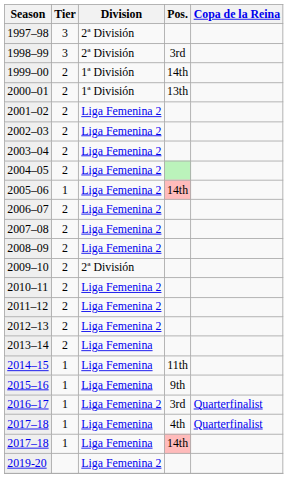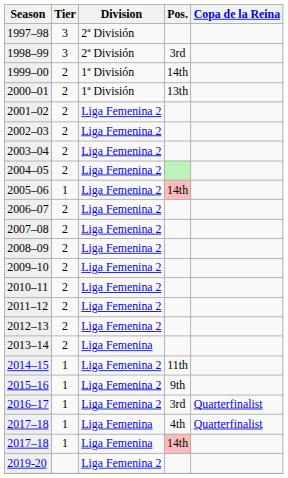(108, 267) 2ª División -> (121, 267) Liga Femenina 2
(117, 365) Liga Femenina -> (121, 365) Liga Femenina 2
(117, 384) Liga Femenina -> (121, 384) Liga Femenina 2
